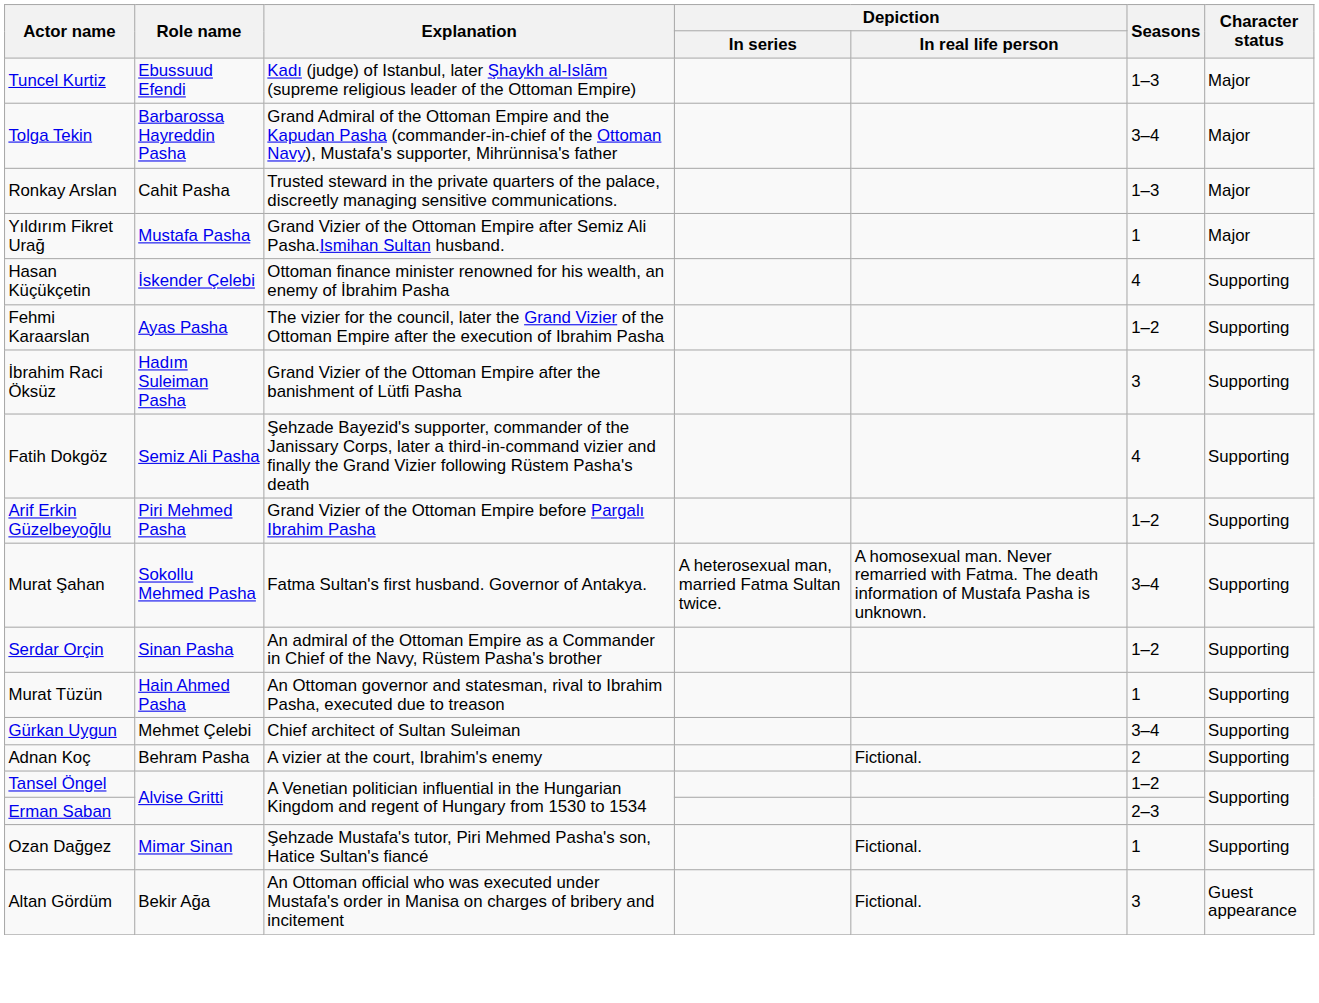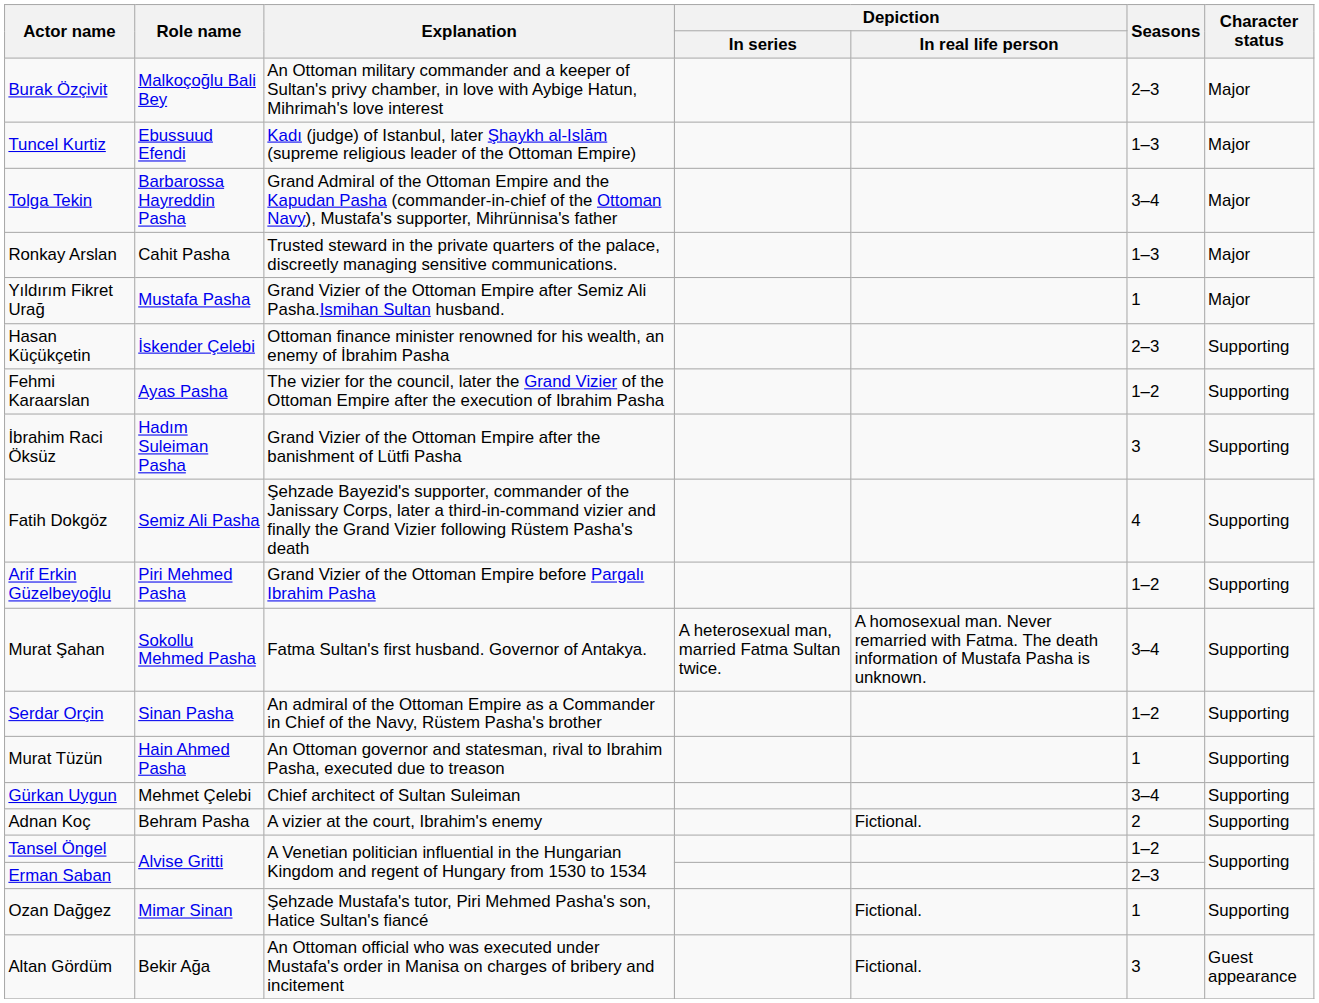+ row: (58, 90)
(1136, 281) 4 -> (1145, 346) 2–3
